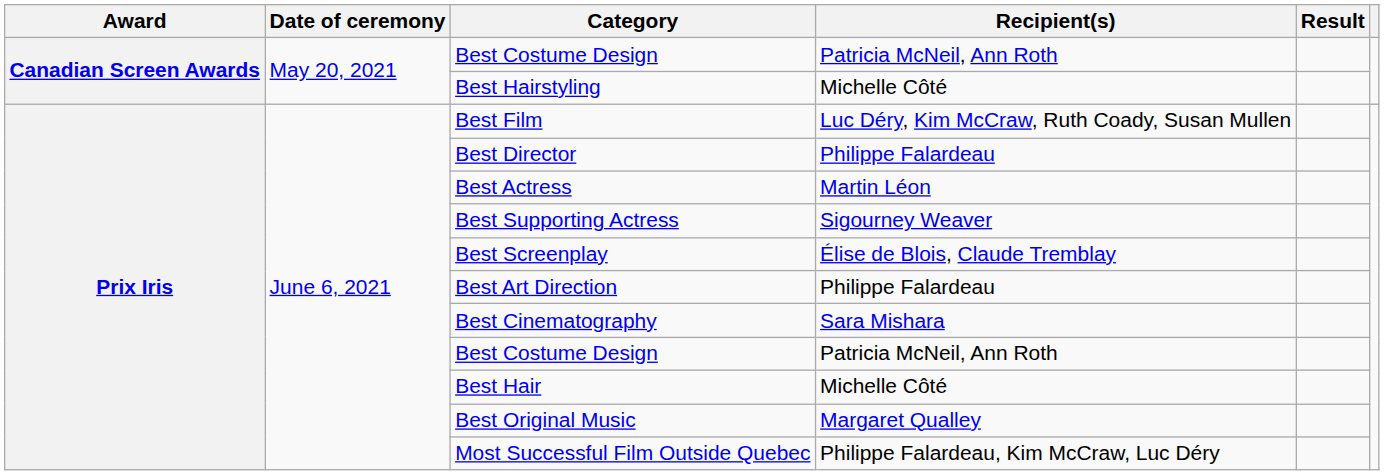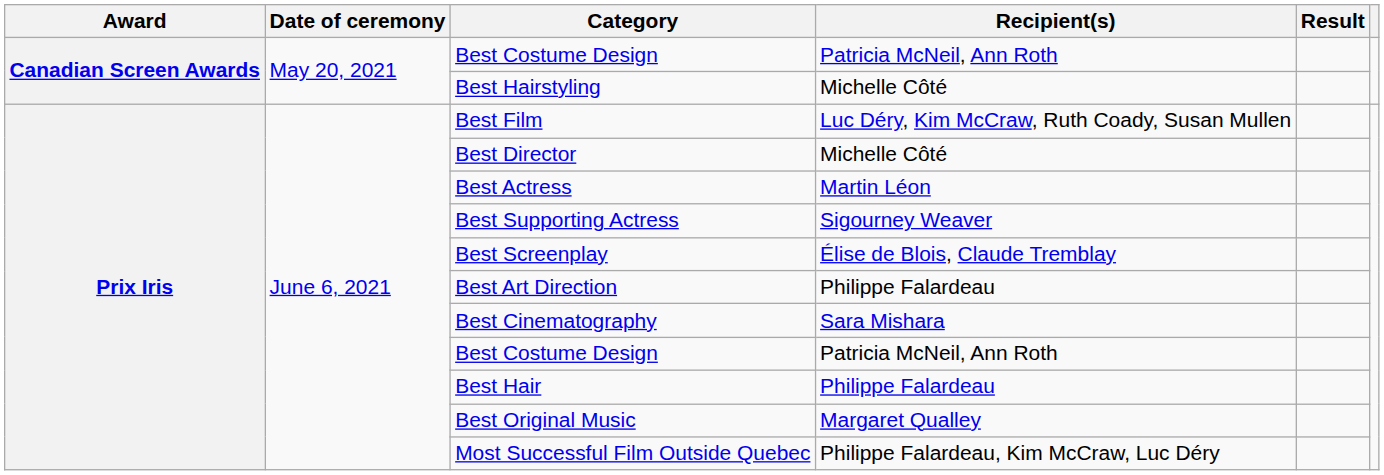(908, 154) Philippe Falardeau -> (884, 154) Michelle Côté
(884, 386) Michelle Côté -> (908, 386) Philippe Falardeau
